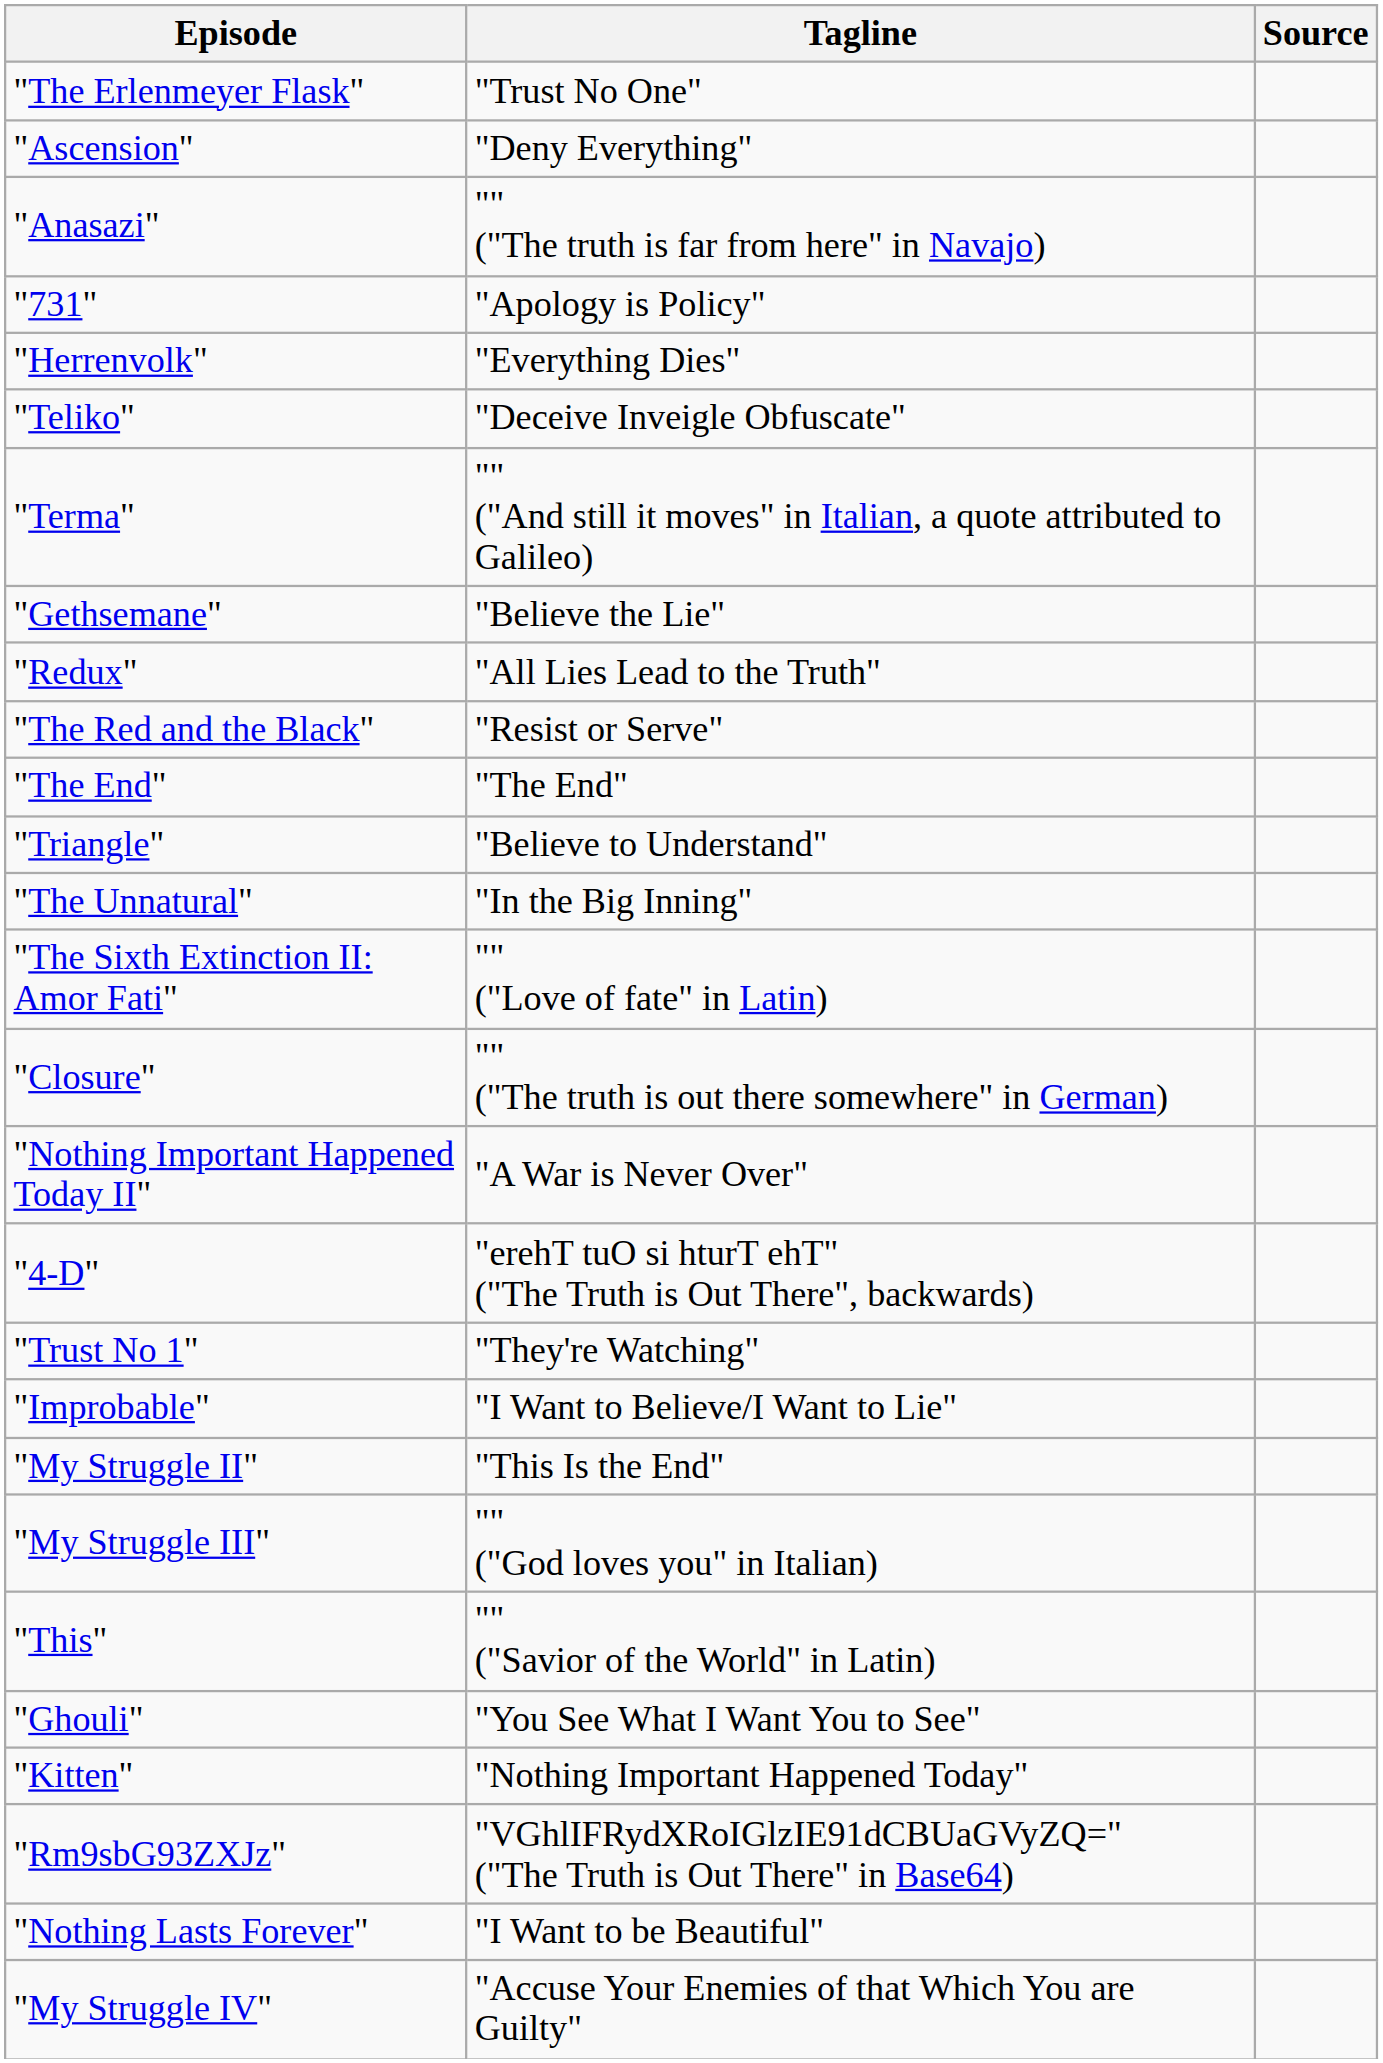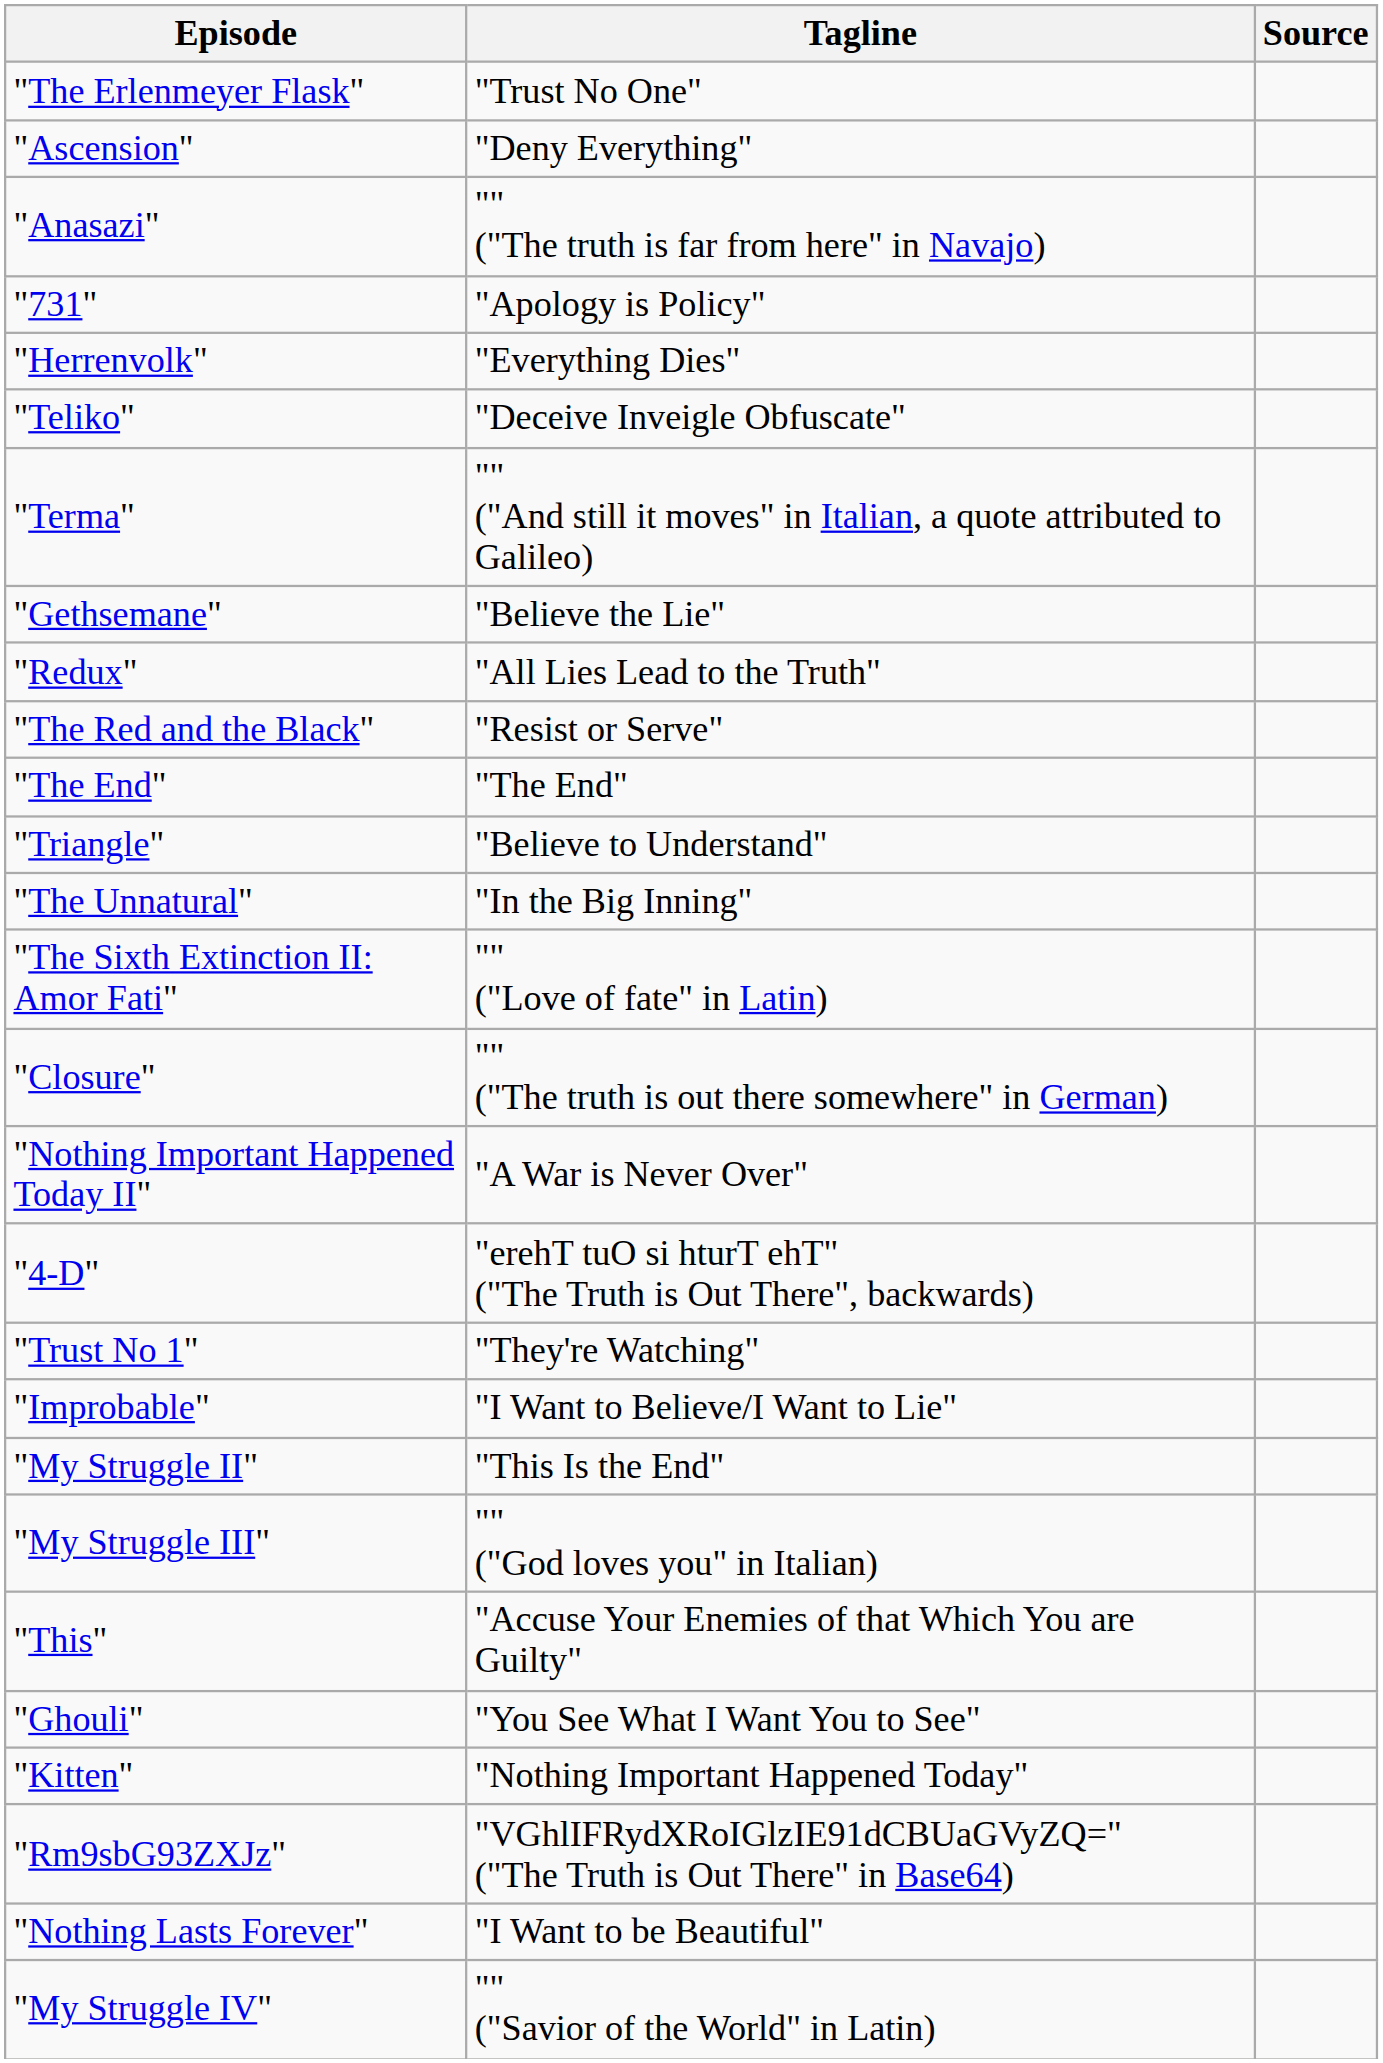(705, 1640) "" ("Savior of the World" in Latin) -> (805, 1640) "Accuse Your Enemies of that Which You are Guilty"
(805, 2008) "Accuse Your Enemies of that Which You are Guilty" -> (705, 2008) "" ("Savior of the World" in Latin)
